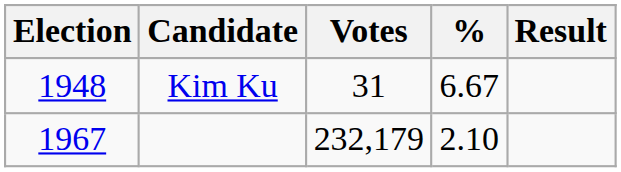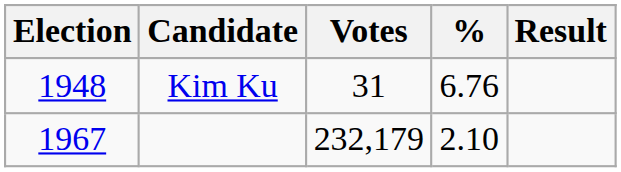(469, 85) 6.67 -> (469, 85) 6.76
